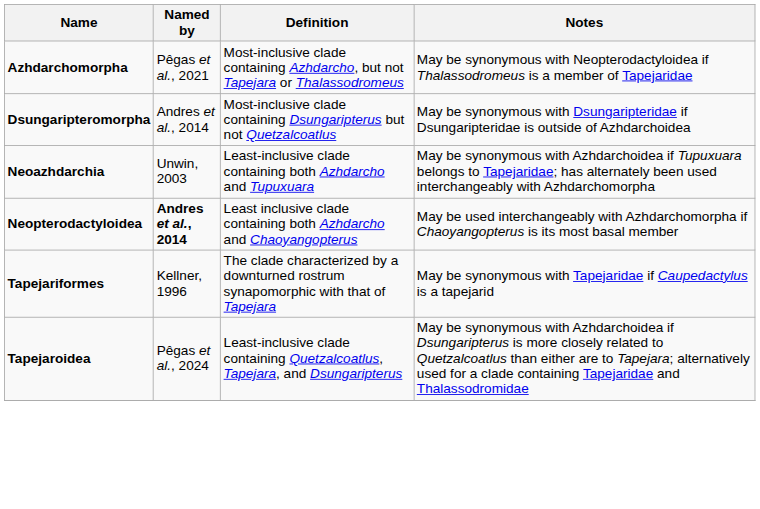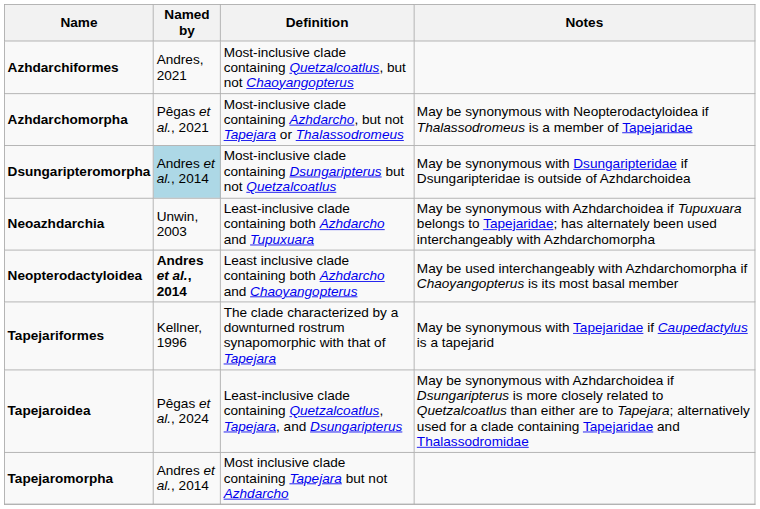+ row: (63, 67)
(186, 119) no background -> (186, 171) lightblue background
+ row: (60, 478)
